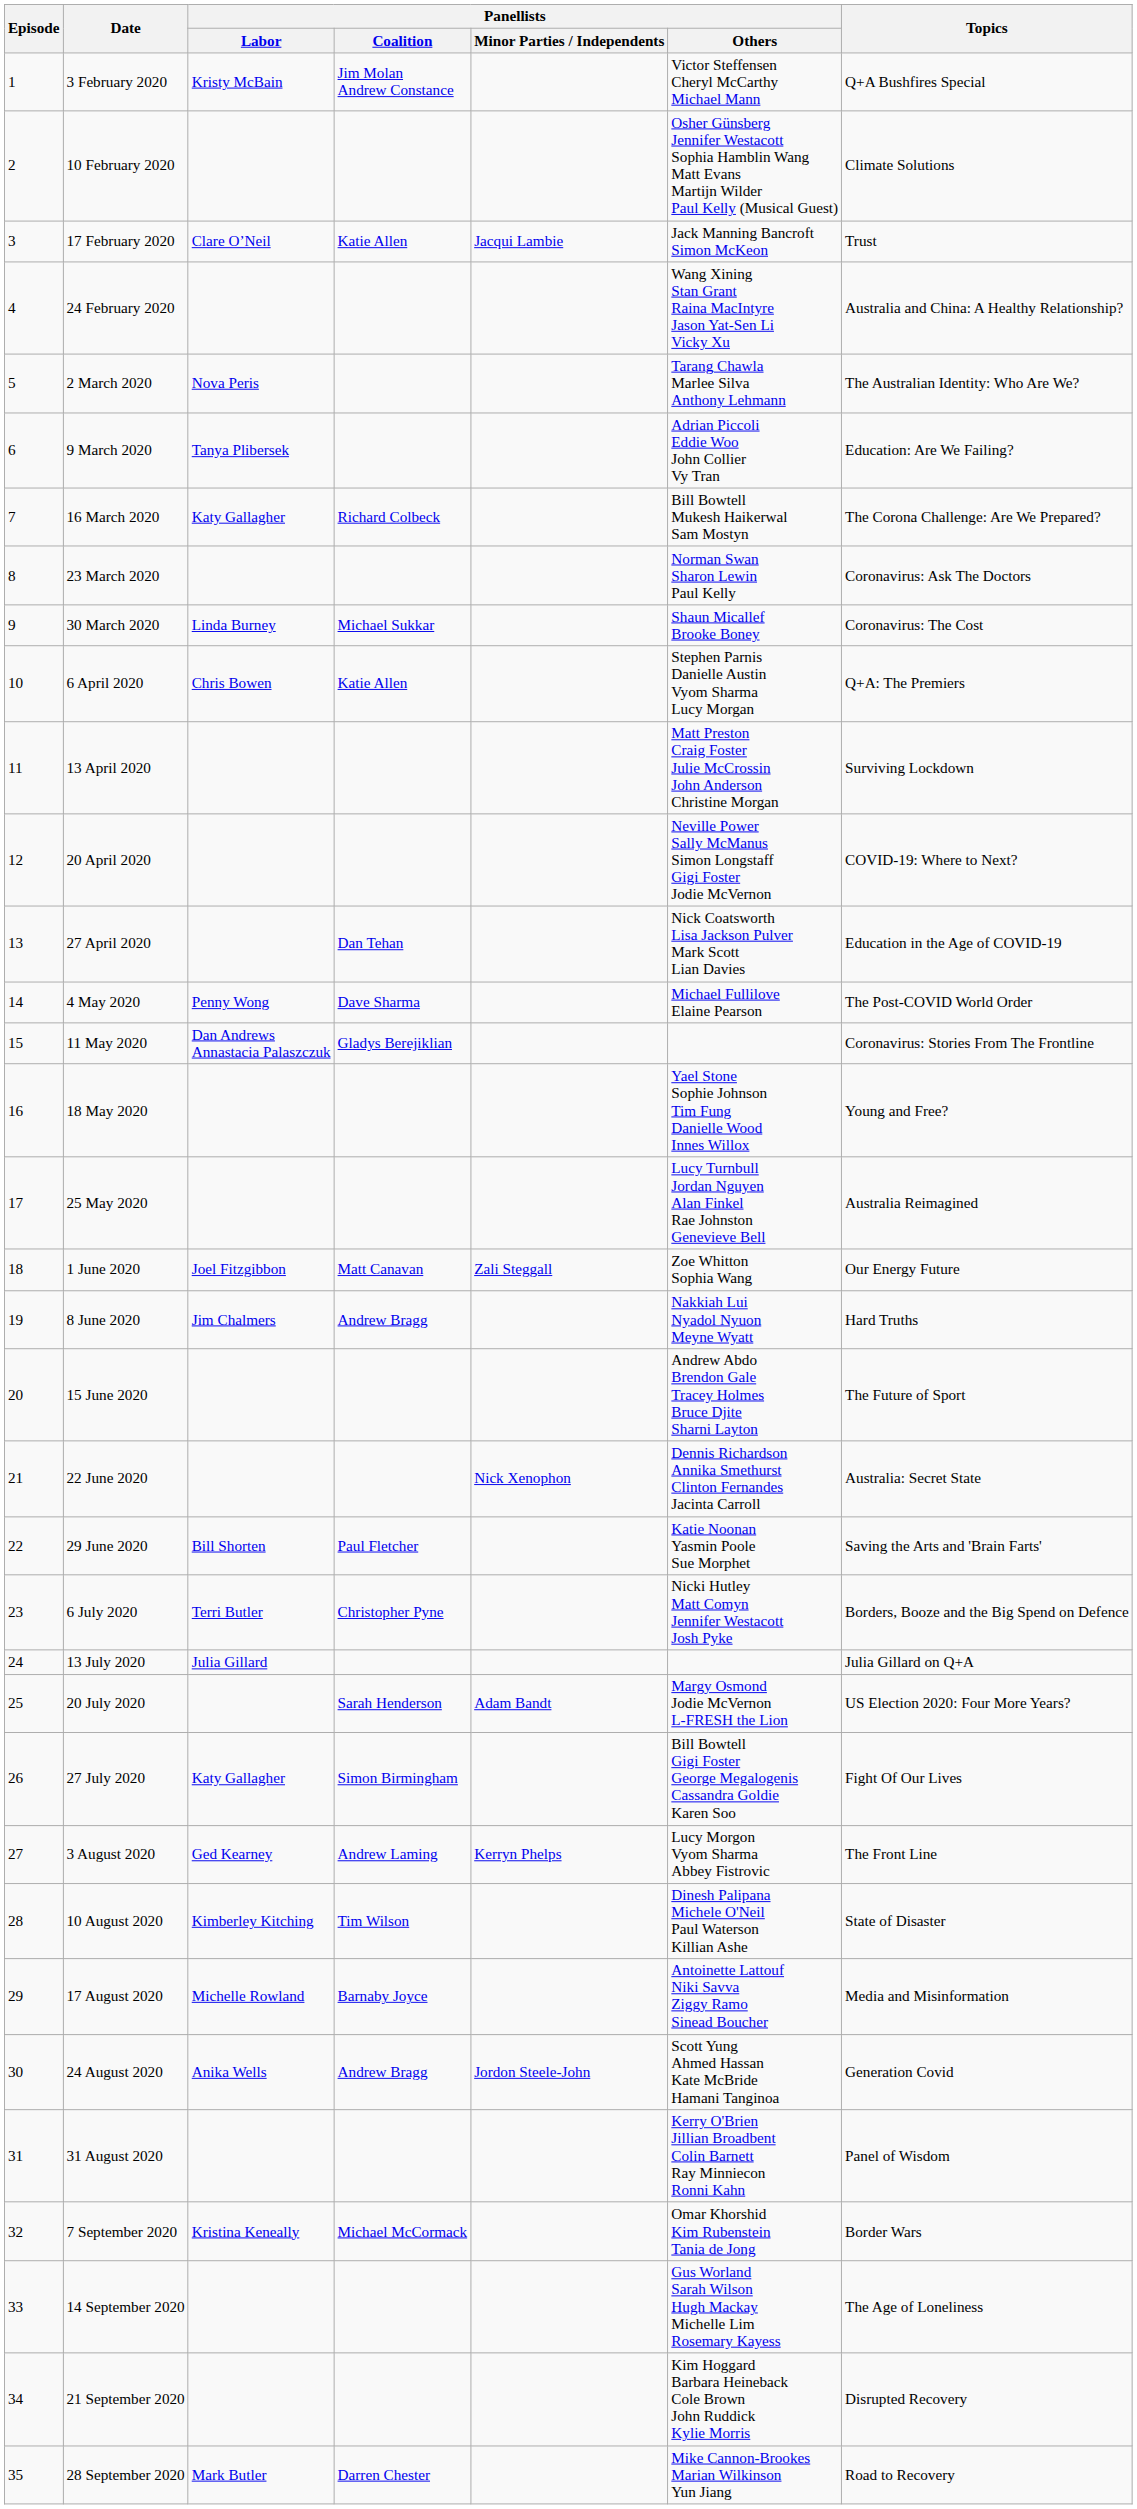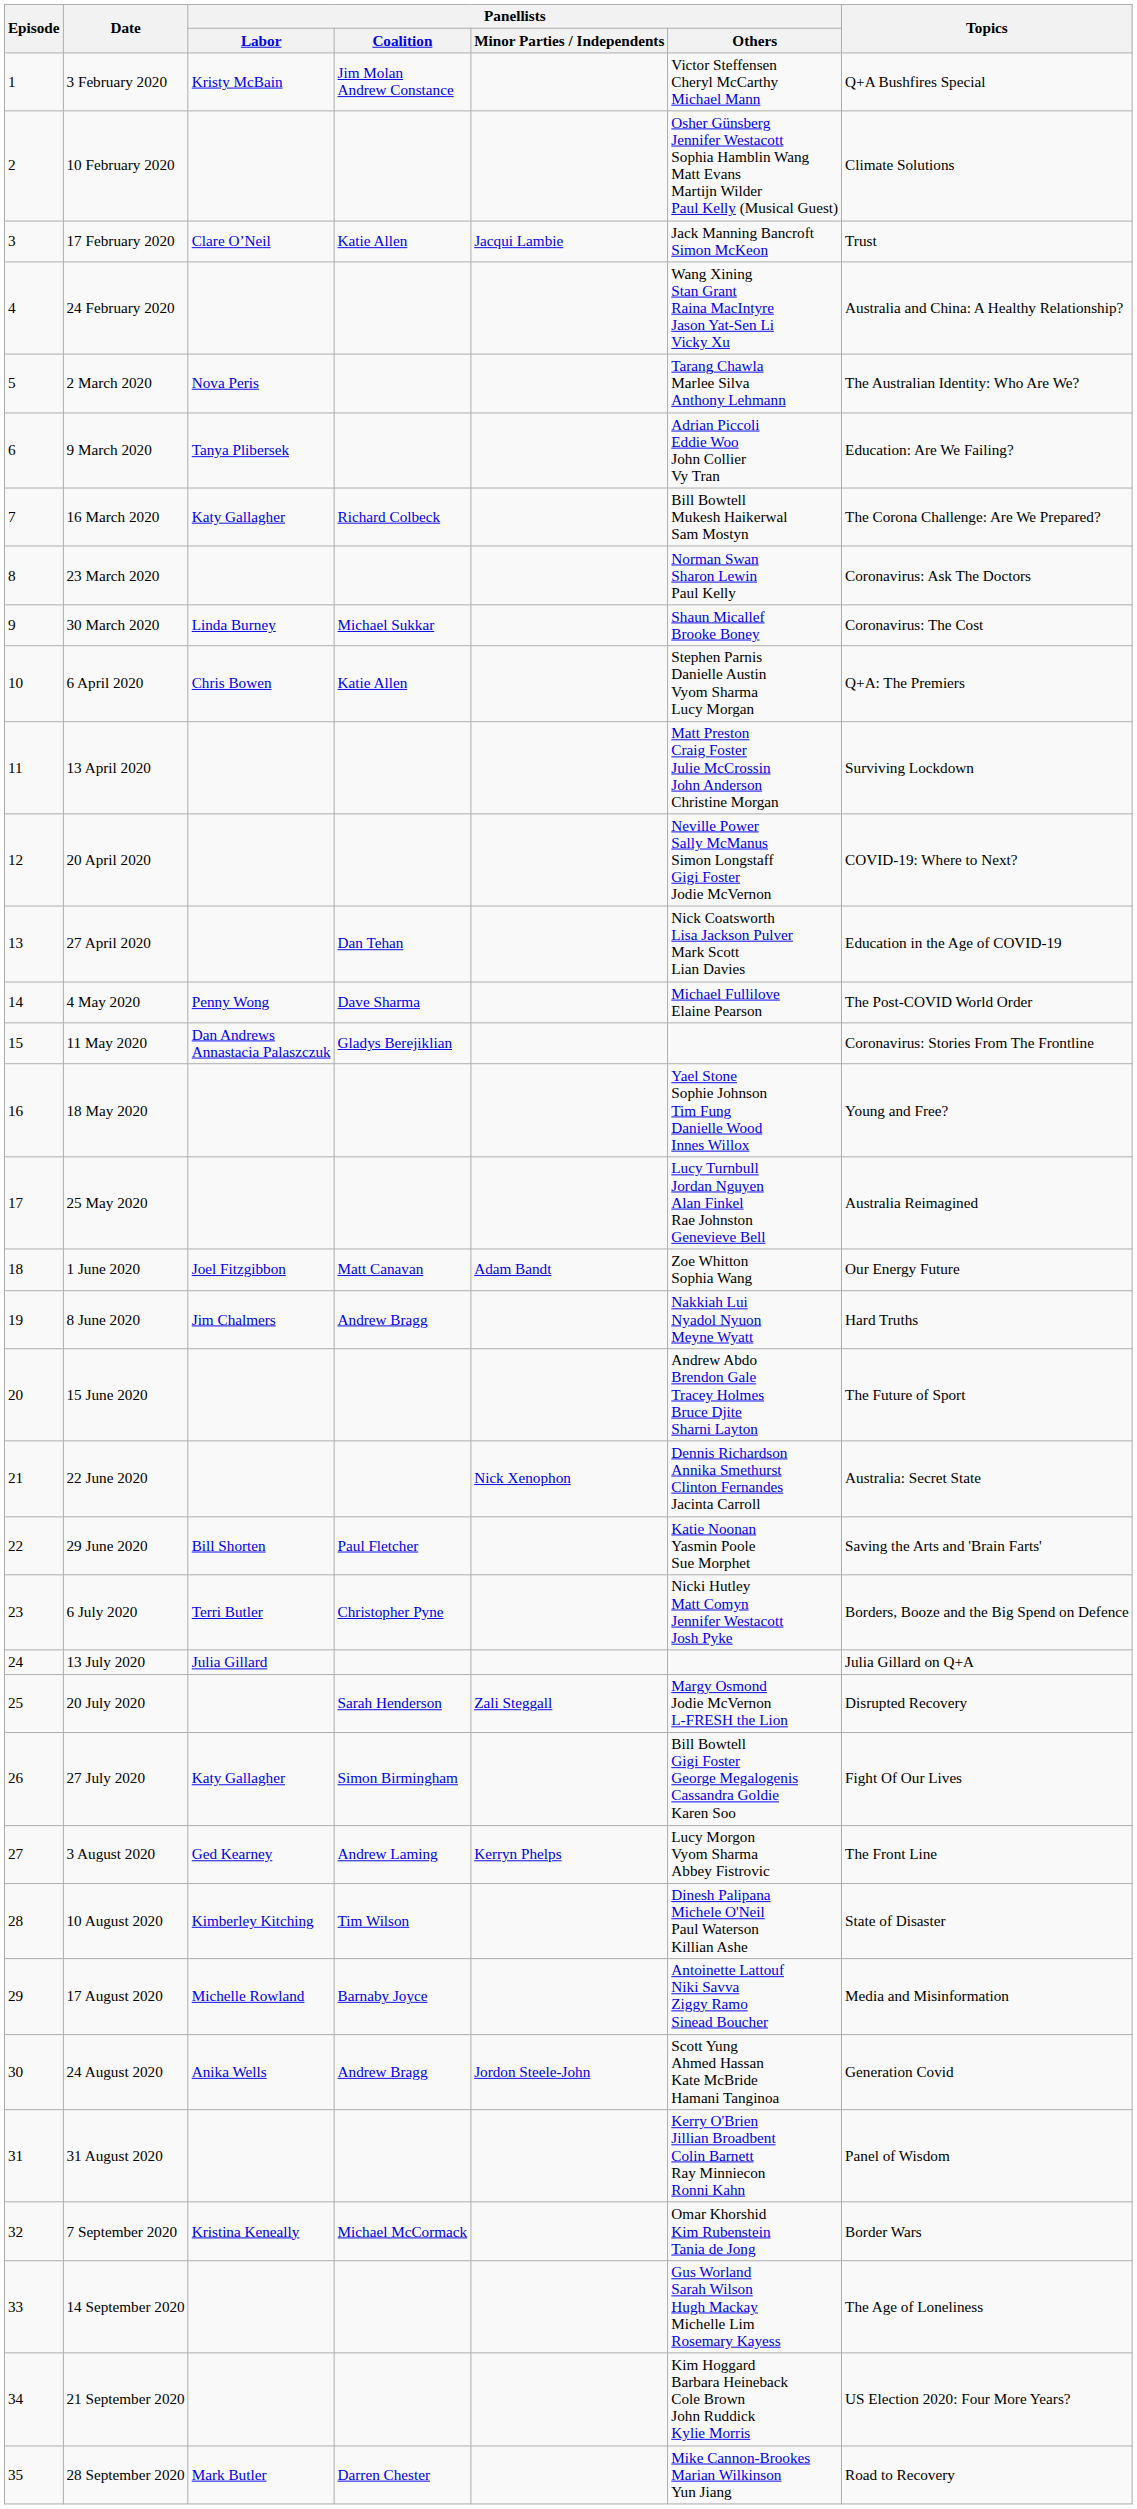(513, 1269) Zali Steggall -> (513, 1269) Adam Bandt
(513, 1703) Adam Bandt -> (513, 1703) Zali Steggall
(958, 1703) US Election 2020: Four More Years? -> (906, 1703) Disrupted Recovery
(906, 2399) Disrupted Recovery -> (958, 2399) US Election 2020: Four More Years?
